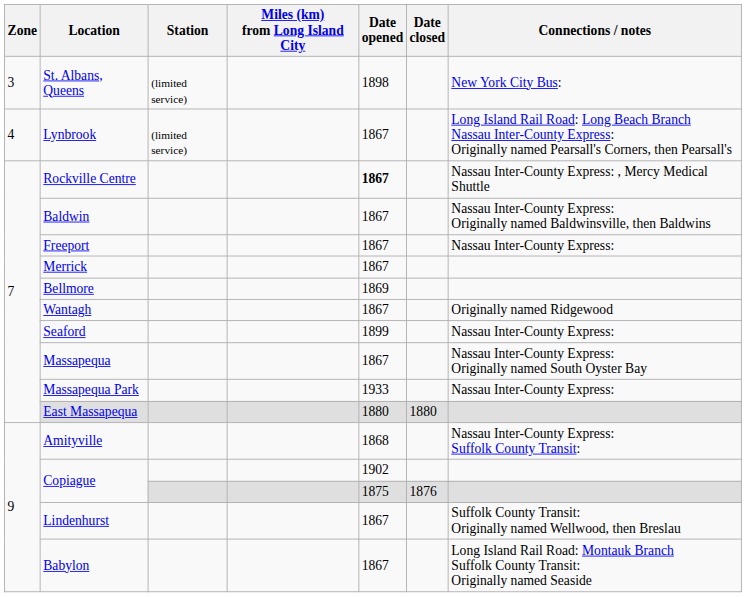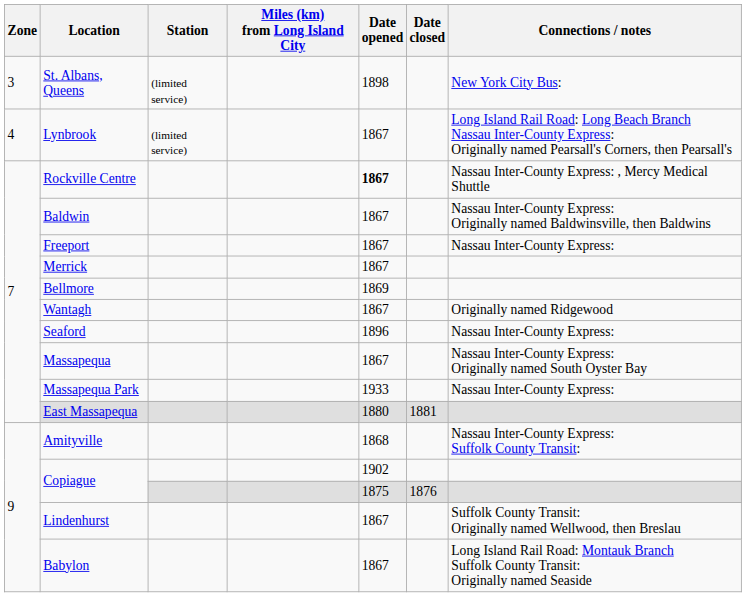(375, 331) 1899 -> (375, 331) 1896
(423, 411) 1880 -> (423, 411) 1881
